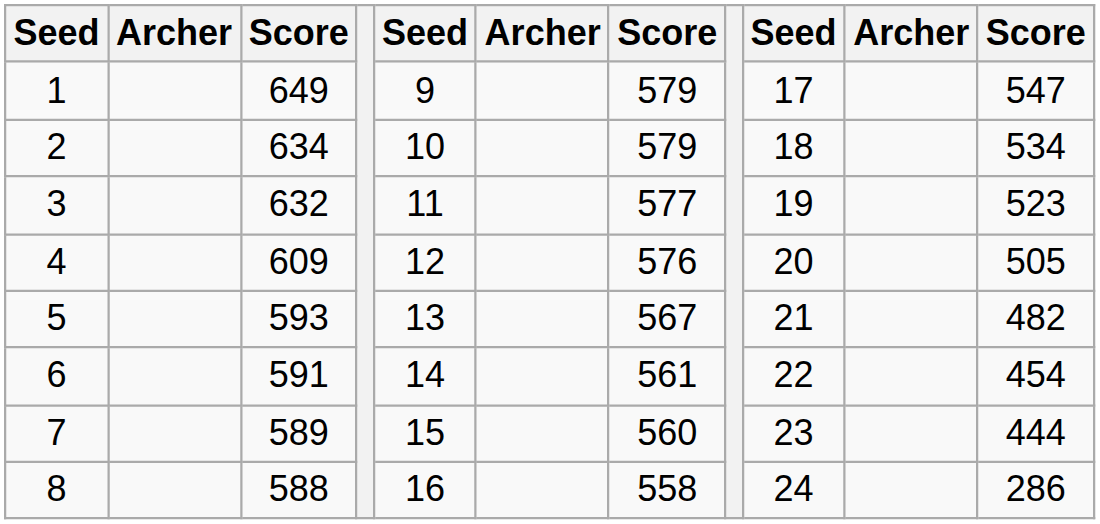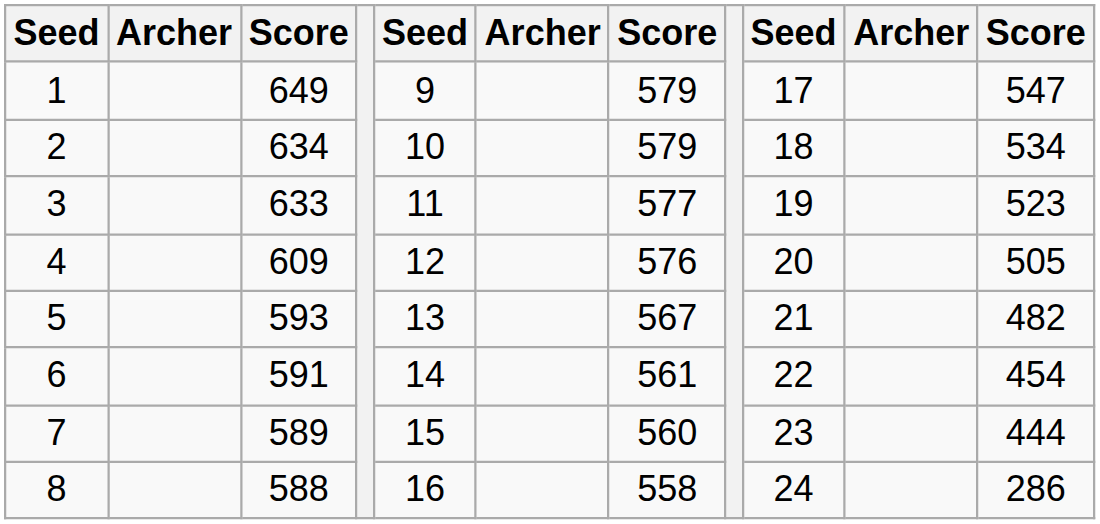(299, 204) 632 -> (299, 204) 633
